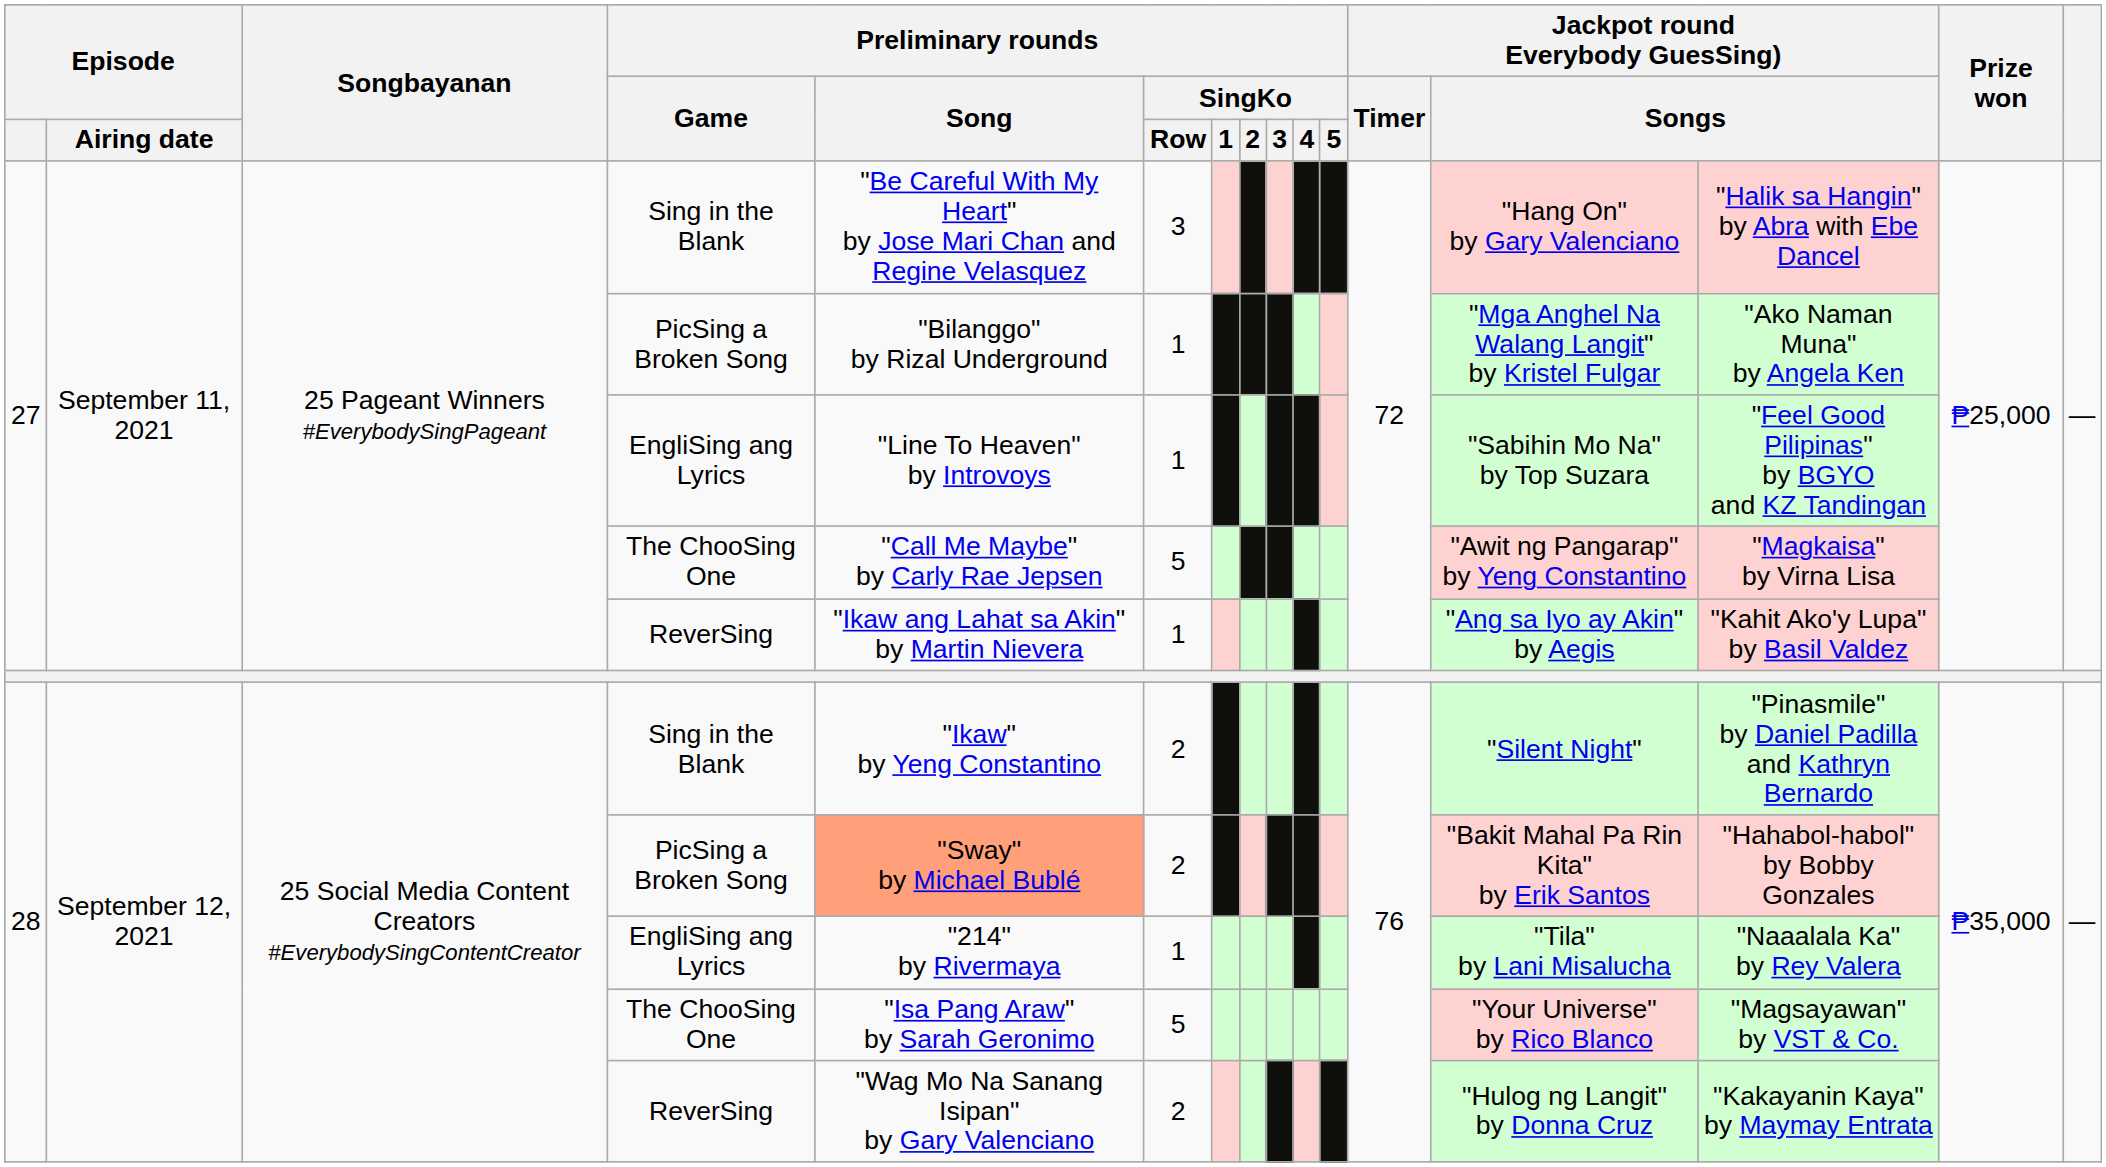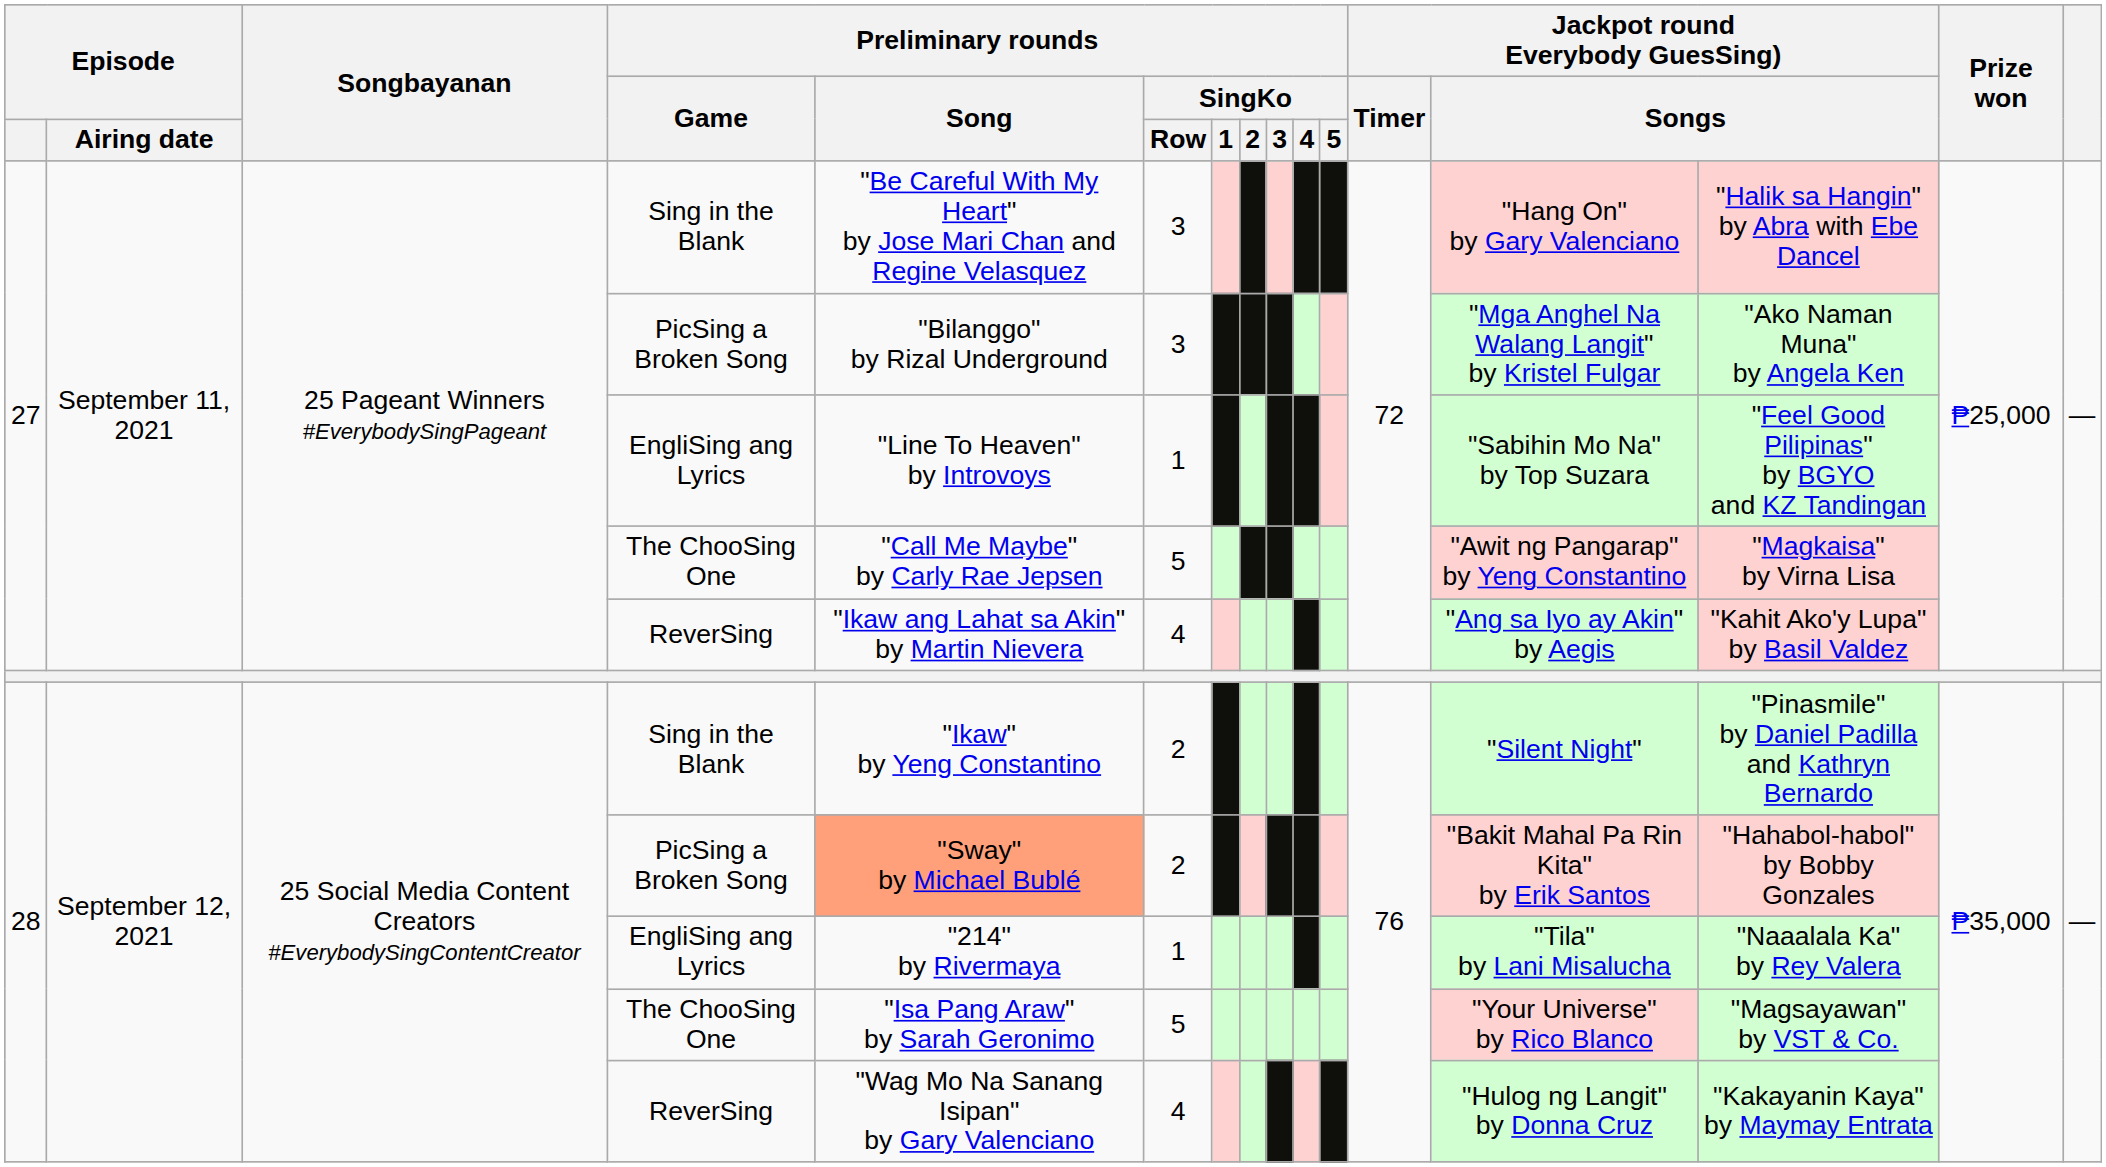(1178, 343) 1 -> (1178, 343) 3
(1178, 634) 1 -> (1178, 634) 4
(1178, 1110) 2 -> (1178, 1110) 4
